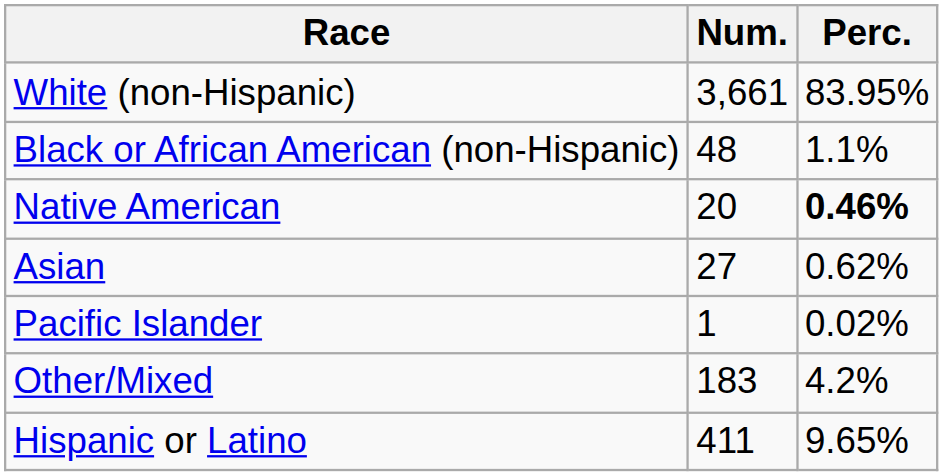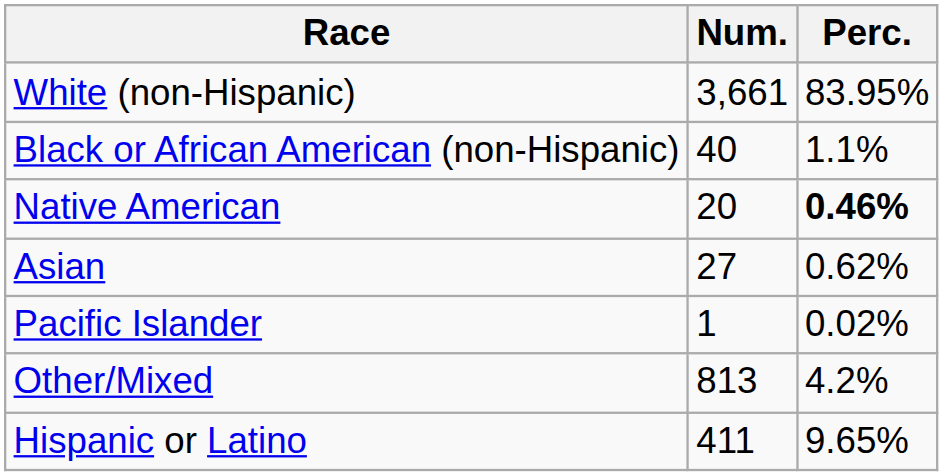(717, 149) 48 -> (717, 149) 40
(727, 382) 183 -> (727, 382) 813
